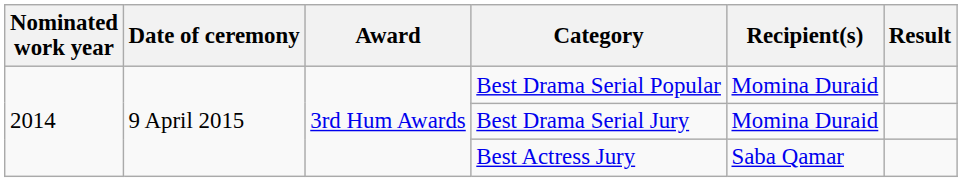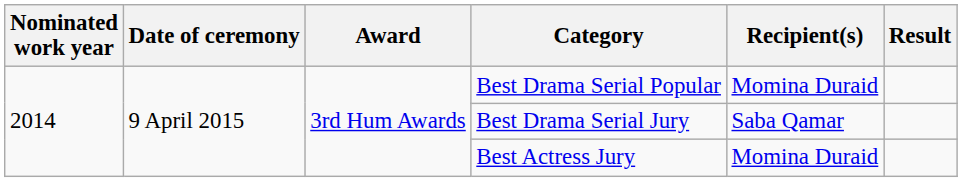(805, 120) Momina Duraid -> (788, 120) Saba Qamar
(788, 157) Saba Qamar -> (805, 157) Momina Duraid
